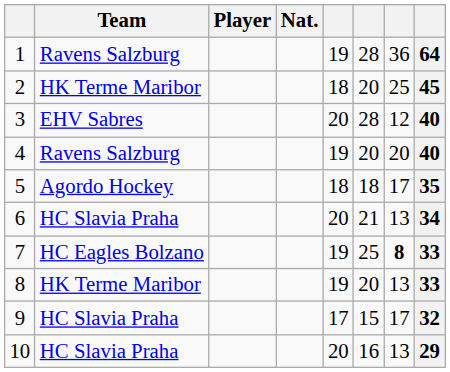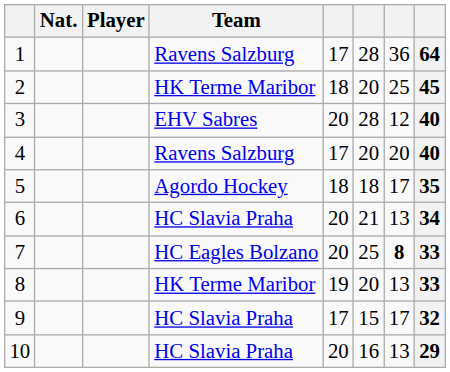columns swapped: (300, 20) <-> (122, 20)
(338, 53) 19 -> (338, 53) 17
(338, 152) 19 -> (338, 152) 17
(338, 251) 19 -> (338, 251) 20
